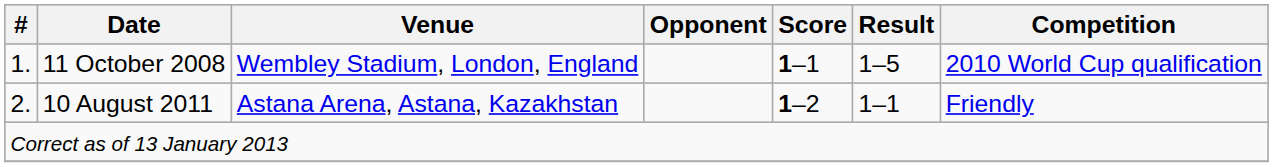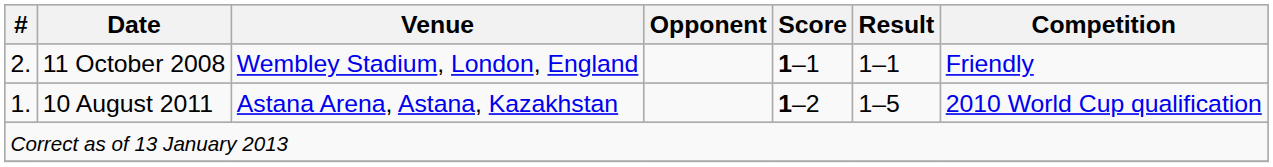(21, 64) 1. -> (21, 64) 2.
(879, 64) 1–5 -> (879, 64) 1–1
(1104, 64) 2010 World Cup qualification -> (990, 64) Friendly
(21, 103) 2. -> (21, 103) 1.
(879, 103) 1–1 -> (879, 103) 1–5
(990, 103) Friendly -> (1104, 103) 2010 World Cup qualification
